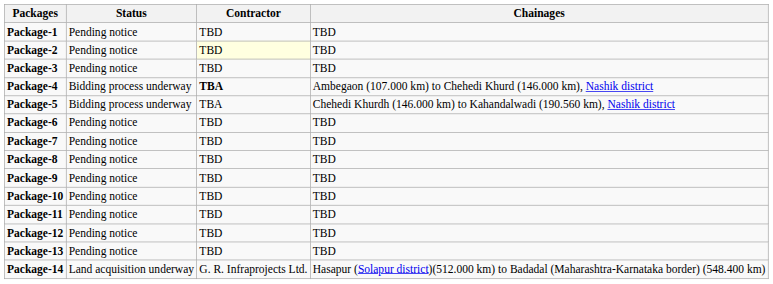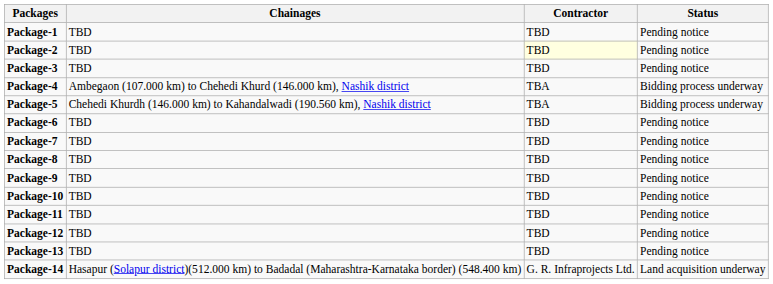columns swapped: (539, 13) <-> (131, 13)
(211, 86) bold -> (538, 86) normal
